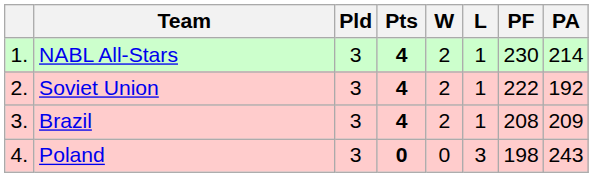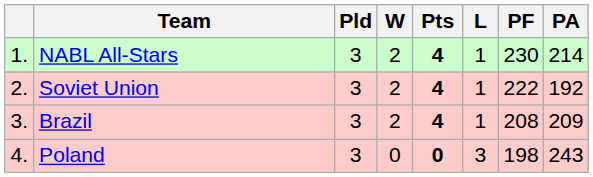columns swapped: (402, 21) <-> (444, 21)
